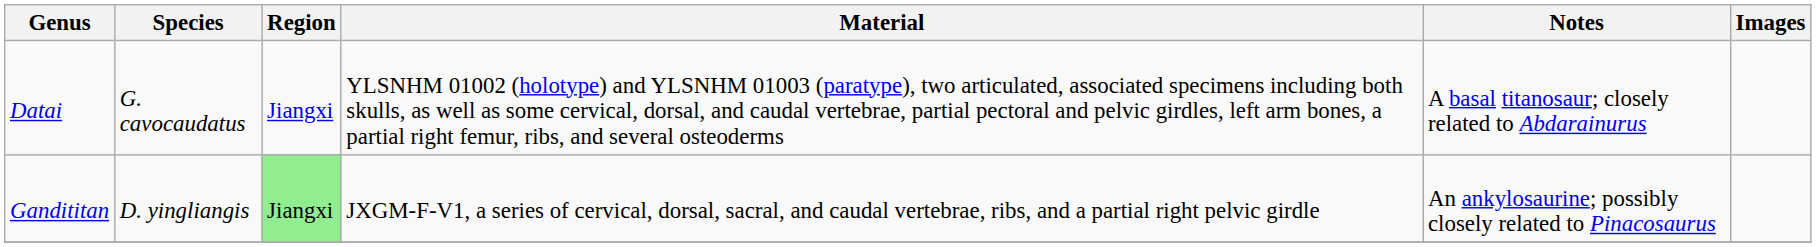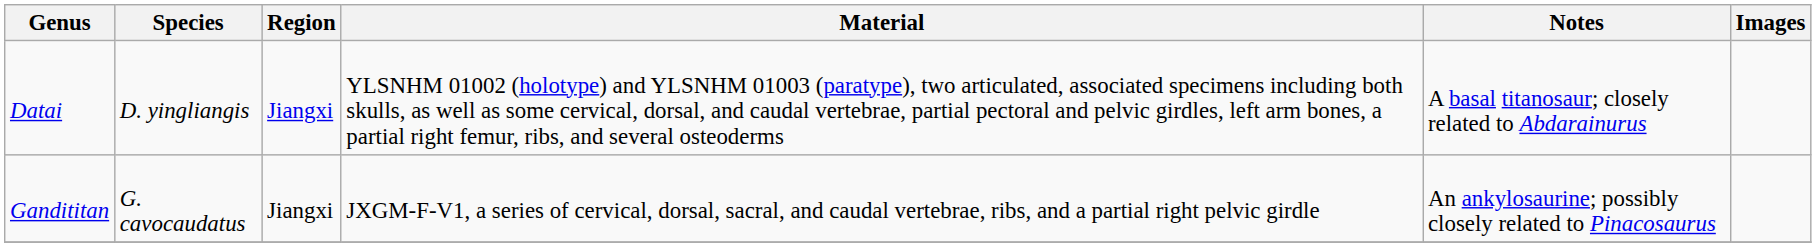(183, 110) G. cavocaudatus -> (185, 110) D. yingliangis
(185, 211) D. yingliangis -> (183, 211) G. cavocaudatus
(300, 211) lightgreen background -> (300, 211) no background
